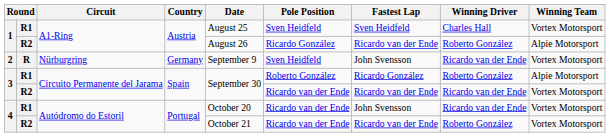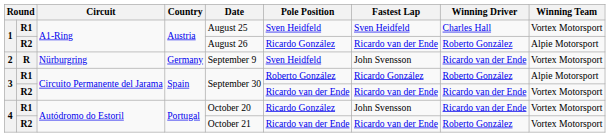(308, 107) Ricardo van der Ende -> (300, 107) Ricardo González
